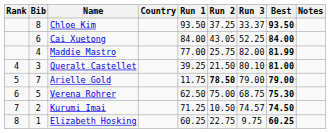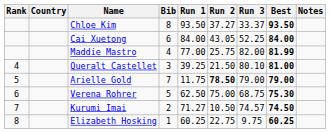columns swapped: (38, 11) <-> (158, 11)
(222, 25) 37.25 -> (222, 25) 37.27
(193, 108) 71.25 -> (193, 108) 71.27
